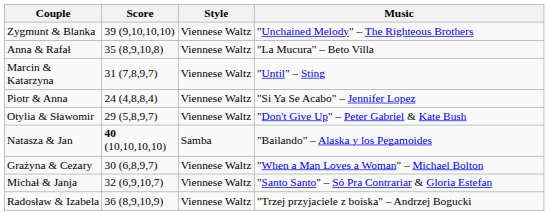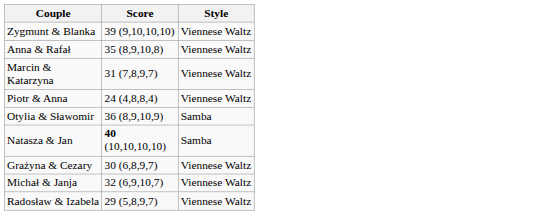- column: (399, 13)
(131, 116) 29 (5,8,9,7) -> (134, 116) 36 (8,9,10,9)
(216, 116) Viennese Waltz -> (196, 116) Samba
(134, 201) 36 (8,9,10,9) -> (131, 201) 29 (5,8,9,7)
